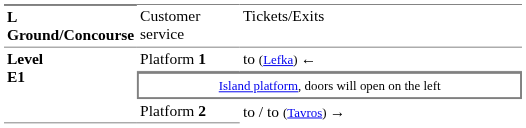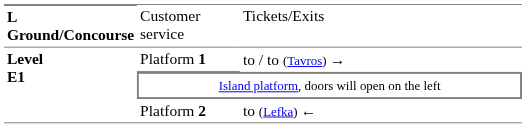(280, 59) to (Lefka) ← -> (294, 59) to / to (Tavros) →
(294, 111) to / to (Tavros) → -> (280, 110) to (Lefka) ←
